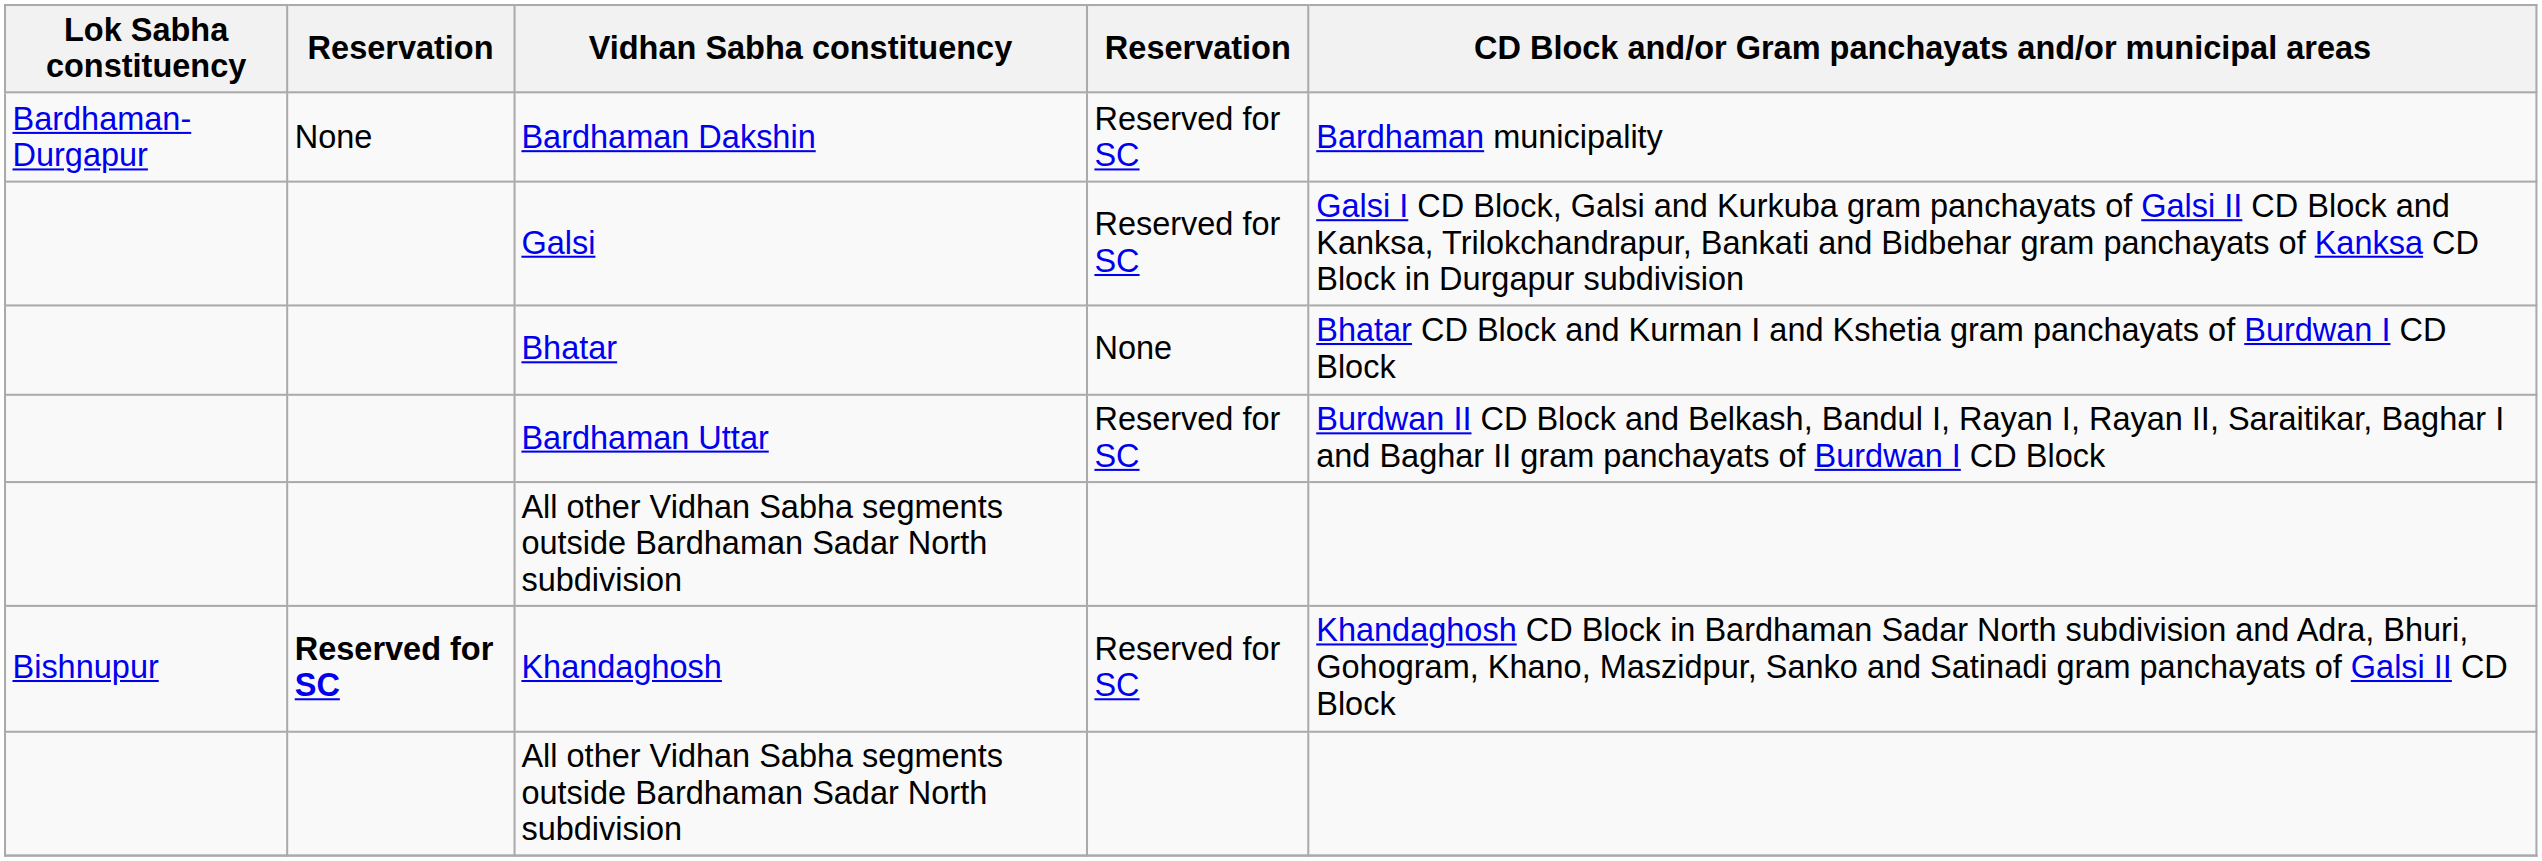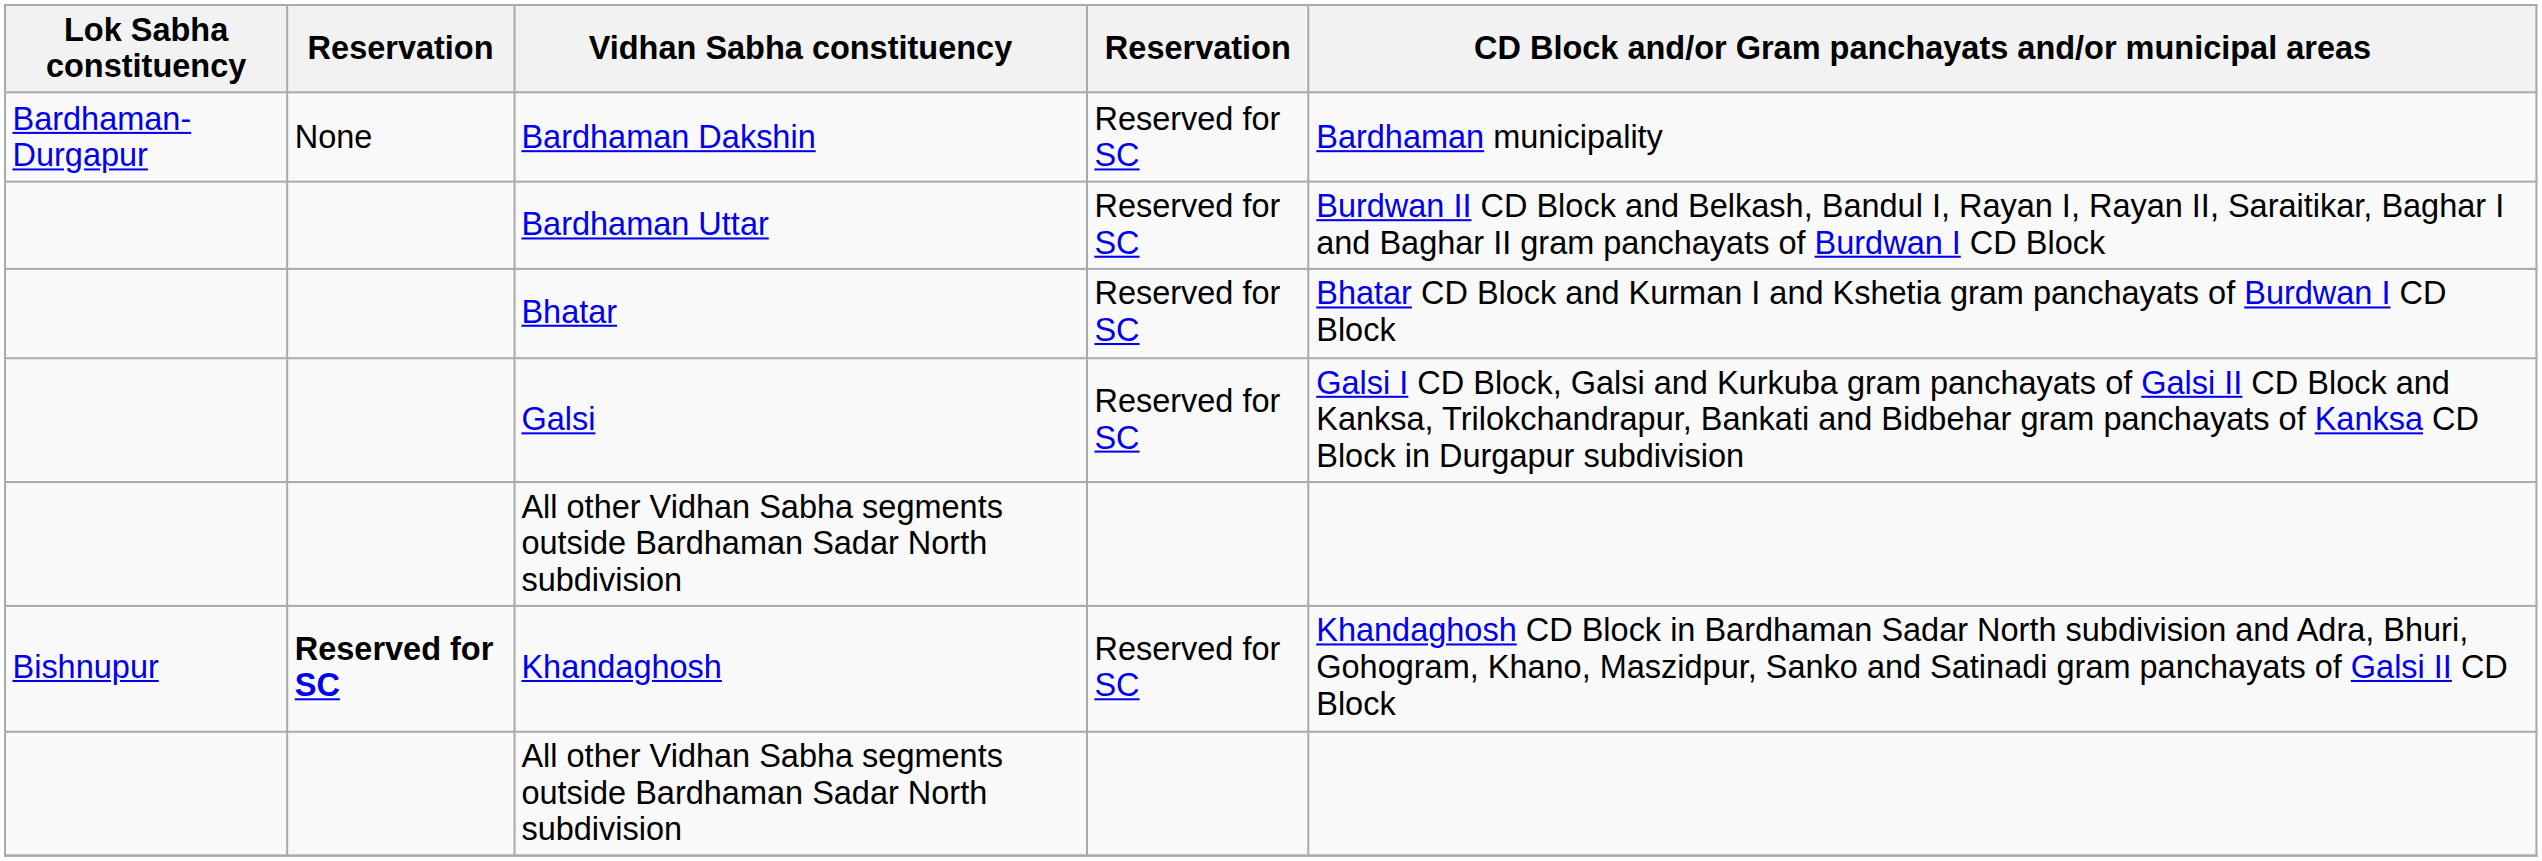rows swapped: (146, 438) <-> (146, 243)
(1133, 349) None -> (1187, 312) Reserved for SC
